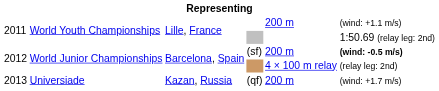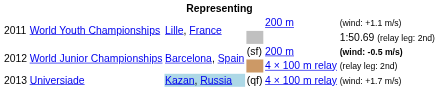(199, 80) no background -> (199, 80) lightblue background
(280, 80) 200 m -> (301, 80) 4 × 100 m relay
